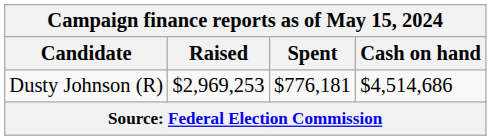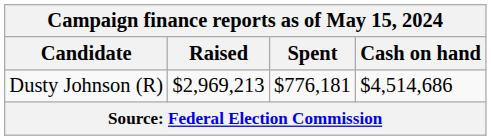(218, 85) $2,969,253 -> (218, 85) $2,969,213
